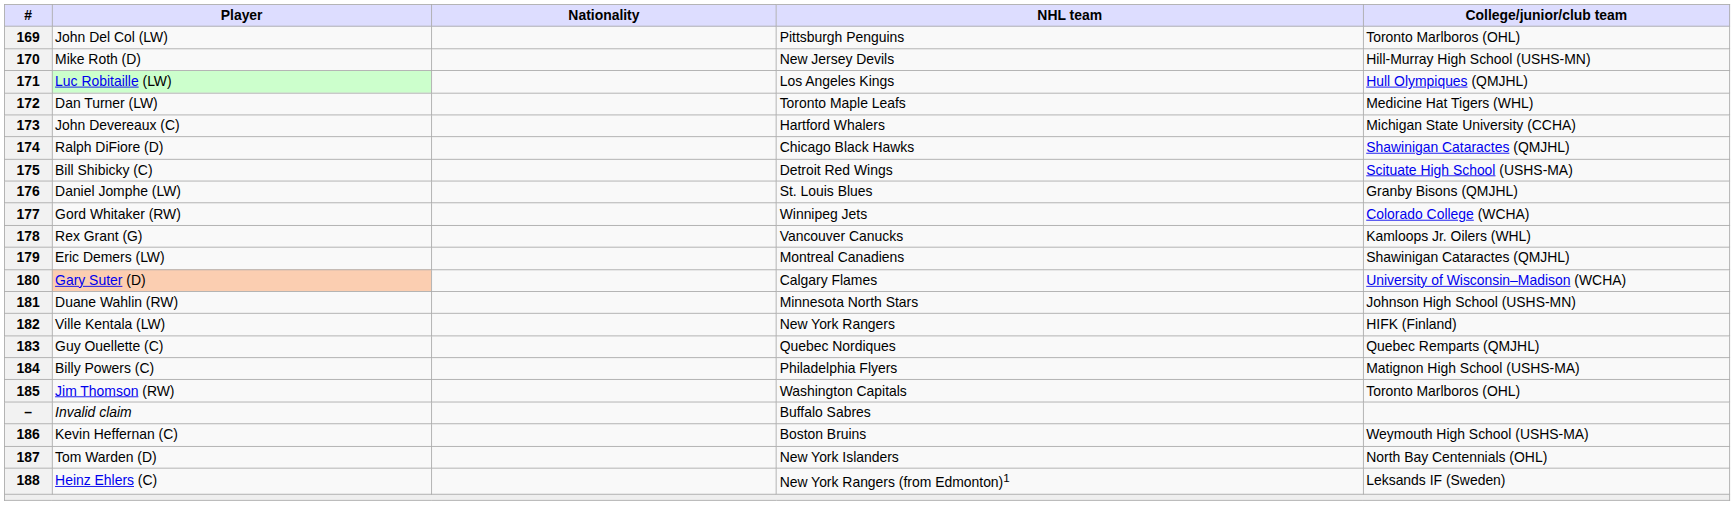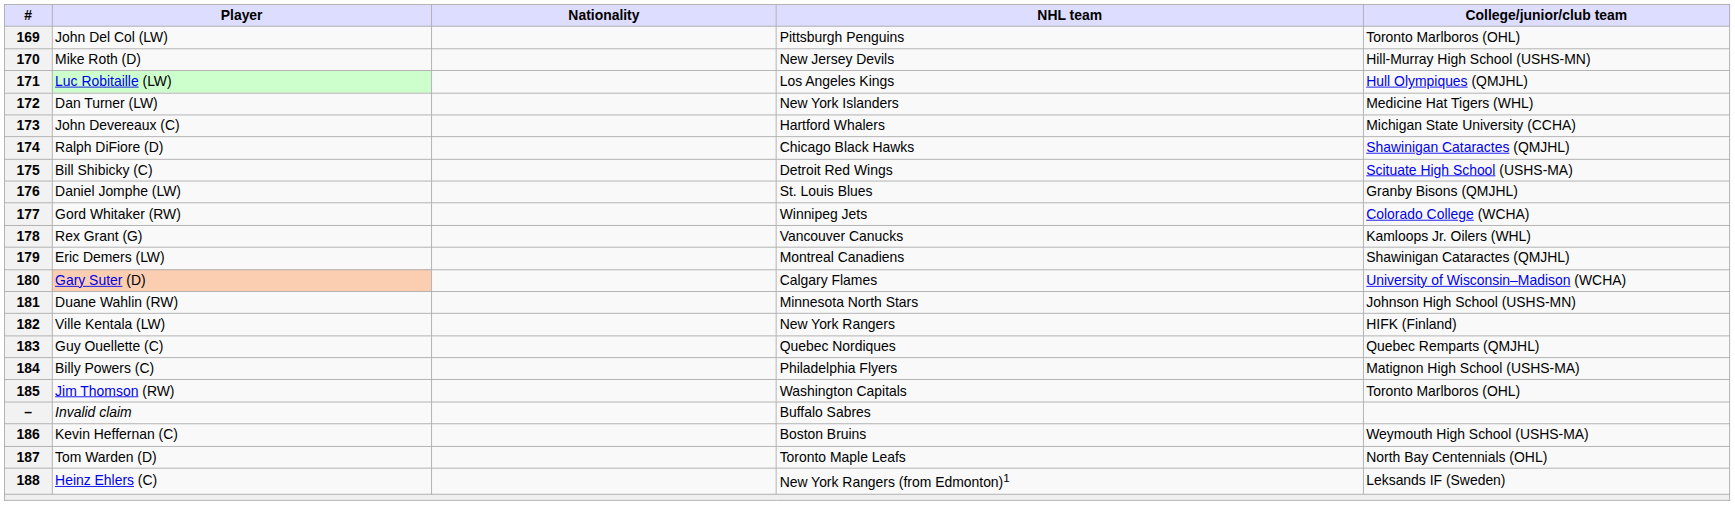(843, 103) Toronto Maple Leafs -> (839, 103) New York Islanders
(839, 457) New York Islanders -> (843, 457) Toronto Maple Leafs
